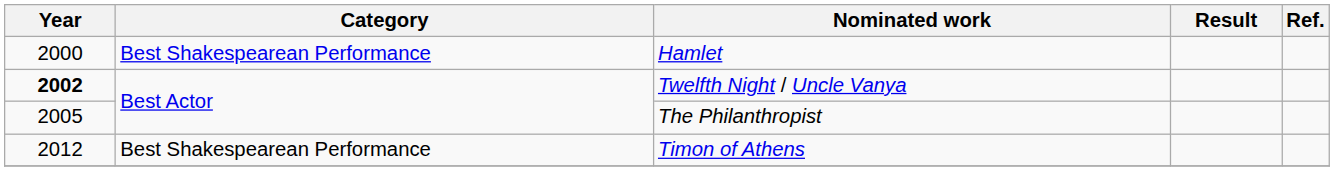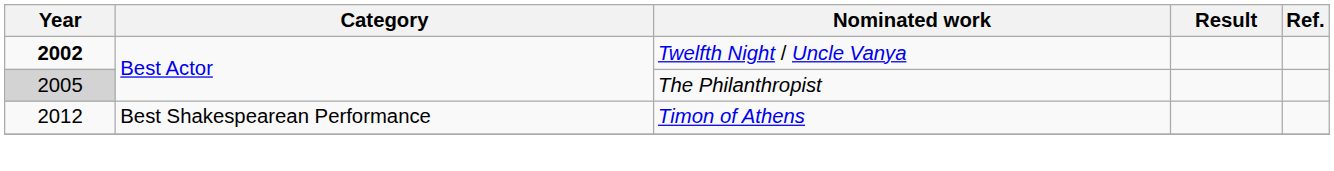- row: (690, 52)
(60, 117) no background -> (60, 85) lightgrey background
